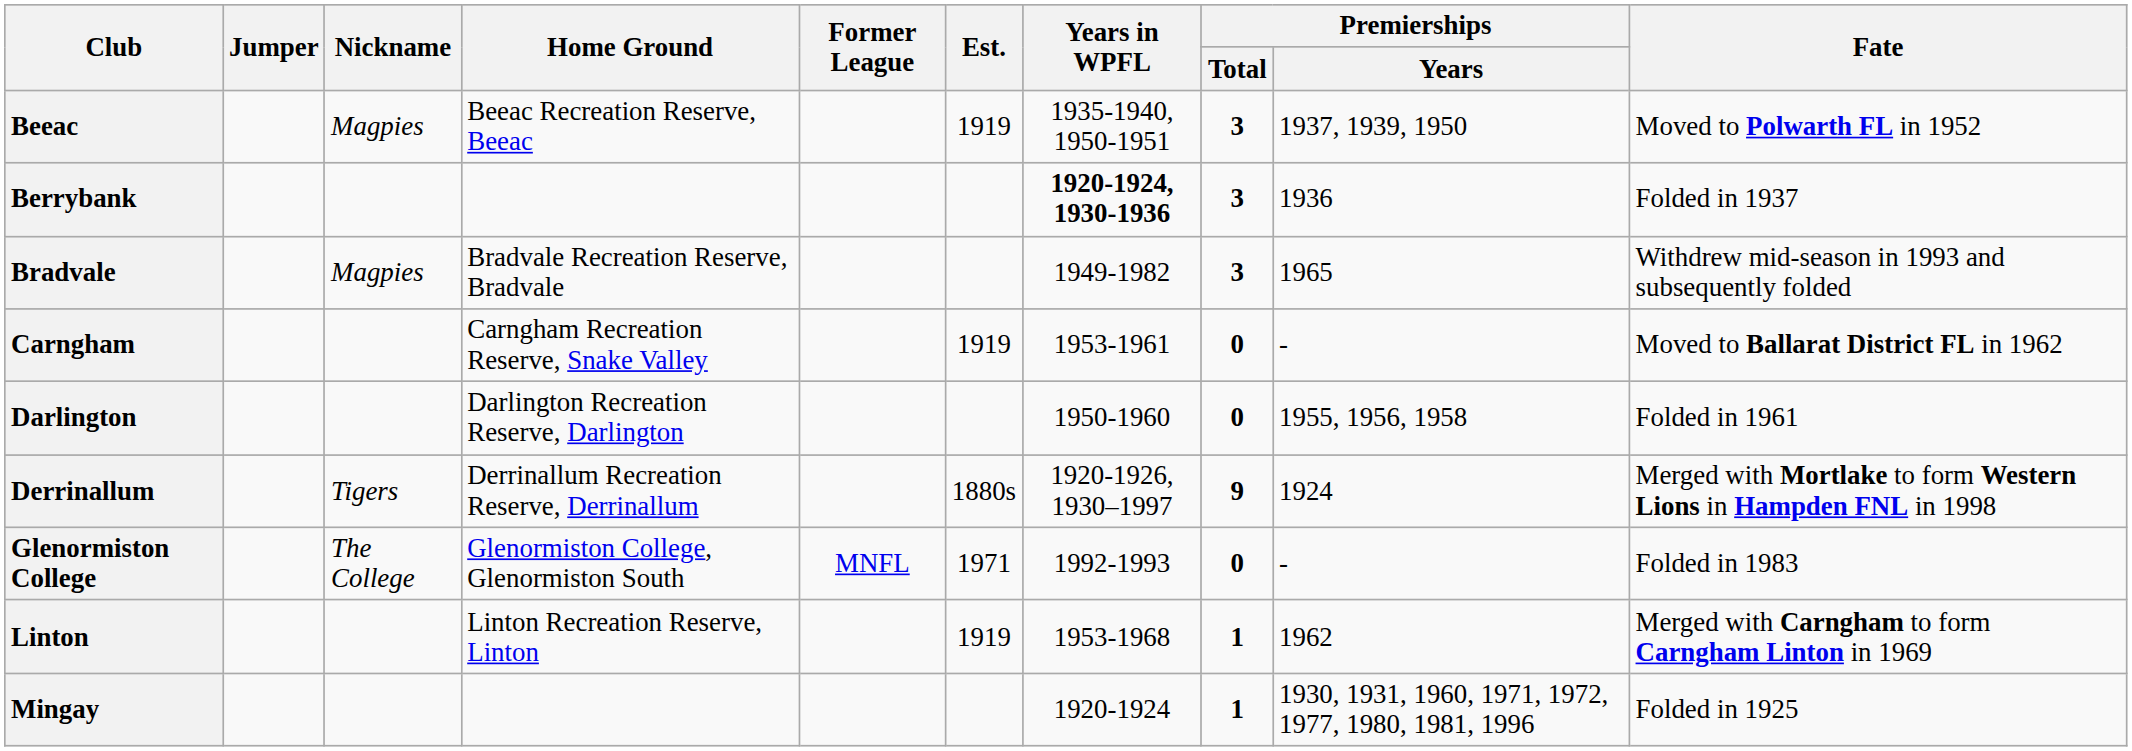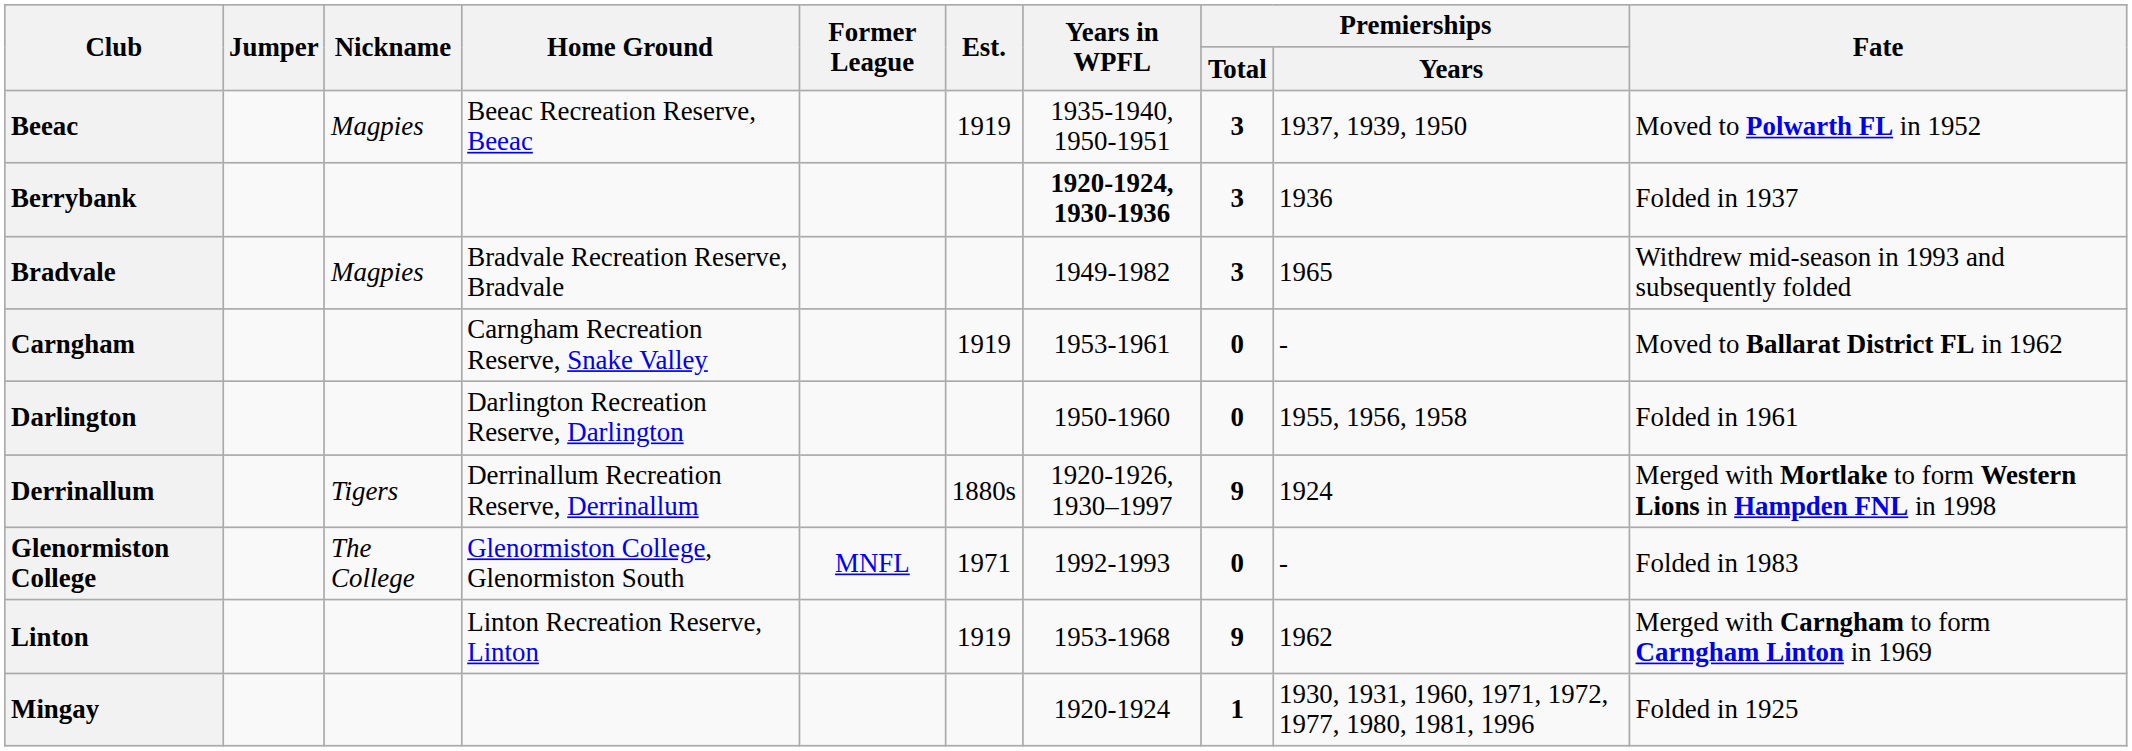(1237, 636) 1 -> (1237, 636) 9
